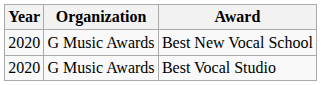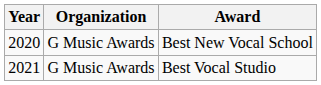(24, 67) 2020 -> (24, 67) 2021
